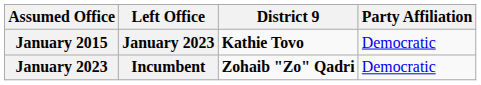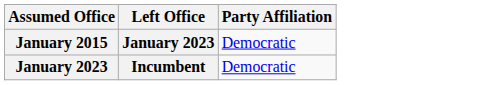- column: (288, 17)
